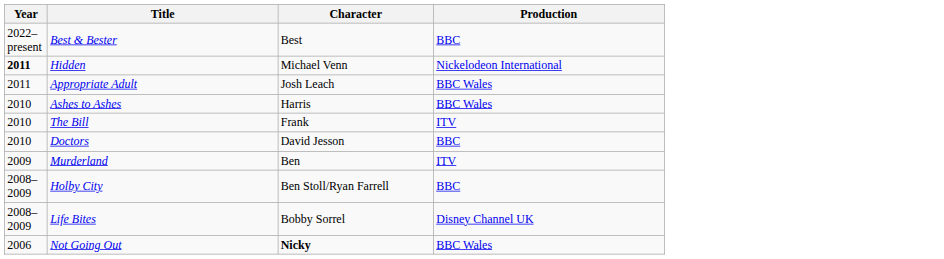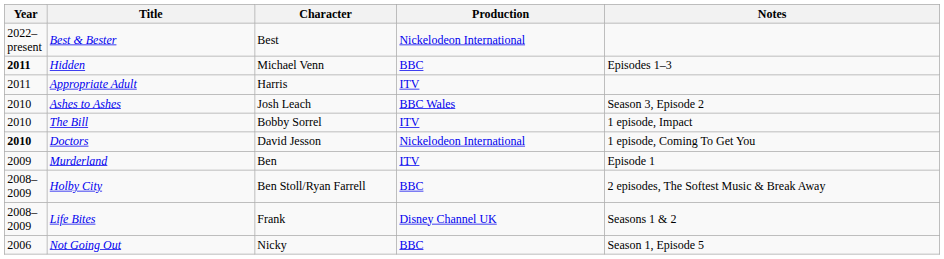+ column: (772, 14)
(448, 39) BBC -> (462, 39) Nickelodeon International
(499, 65) Nickelodeon International -> (411, 65) BBC
(308, 84) Josh Leach -> (272, 84) Harris
(464, 84) BBC Wales -> (409, 84) ITV
(296, 103) Harris -> (284, 103) Josh Leach
(295, 122) Frank -> (289, 122) Bobby Sorrel
(19, 141) normal -> (19, 141) bold
(448, 141) BBC -> (462, 141) Nickelodeon International
(313, 219) Bobby Sorrel -> (271, 219) Frank
(296, 244) bold -> (272, 244) normal
(464, 244) BBC Wales -> (411, 244) BBC
